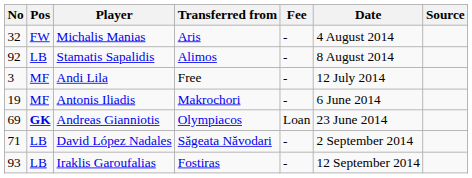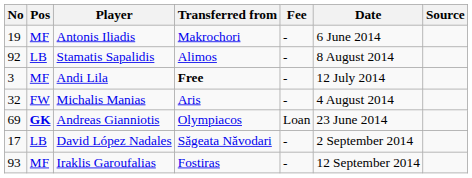rows swapped: (96, 99) <-> (101, 36)
(190, 78) normal -> (191, 78) bold
(14, 141) 71 -> (14, 141) 17
(38, 162) LB -> (39, 162) MF
